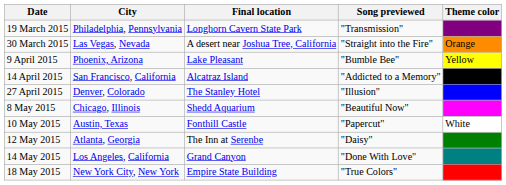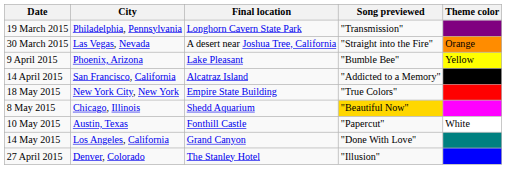rows swapped: (35, 92) <-> (34, 172)
(375, 108) no background -> (375, 108) gold background
- row: (34, 140)
